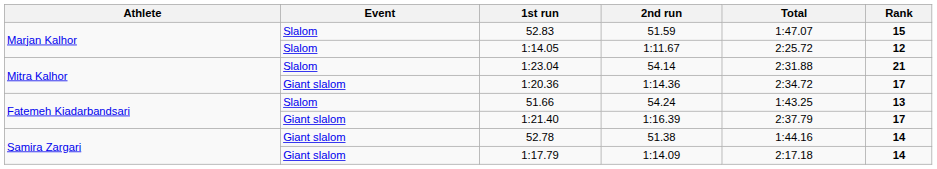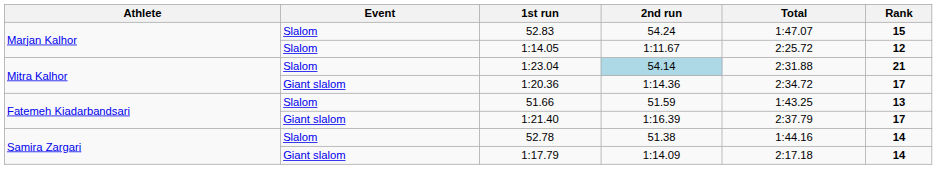(662, 31) 51.59 -> (662, 31) 54.24
(662, 67) no background -> (662, 67) lightblue background
(662, 102) 54.24 -> (662, 102) 51.59
(314, 138) Giant slalom -> (300, 138) Slalom
